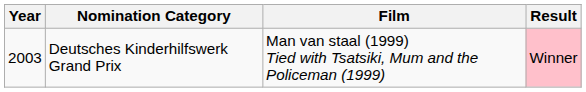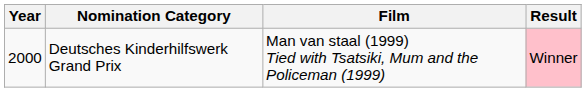(25, 57) 2003 -> (25, 57) 2000
